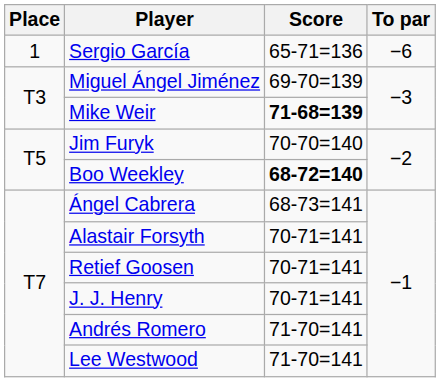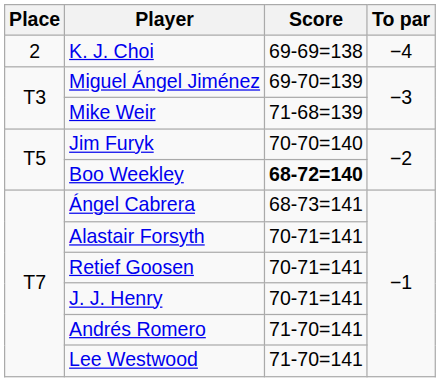- row: (129, 50)
+ row: (111, 50)
(316, 112) bold -> (316, 112) normal
